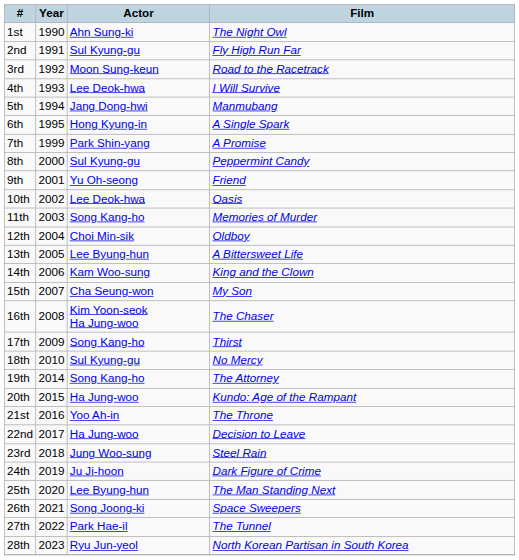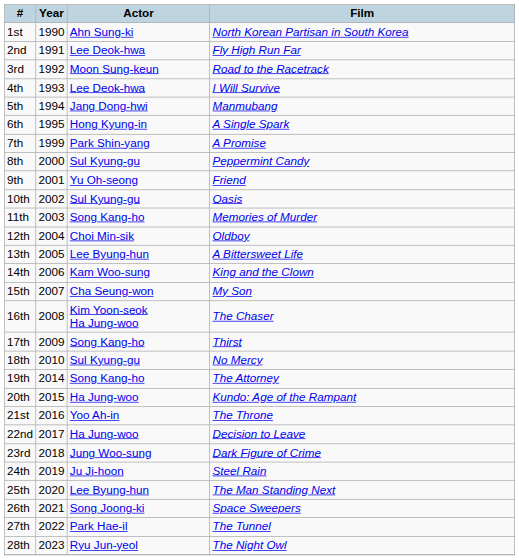(250, 32) The Night Owl -> (311, 32) North Korean Partisan in South Korea
(105, 50) Sul Kyung-gu -> (107, 50) Lee Deok-hwa
(107, 198) Lee Deok-hwa -> (105, 198) Sul Kyung-gu
(239, 452) Steel Rain -> (267, 452) Dark Figure of Crime
(267, 471) Dark Figure of Crime -> (239, 471) Steel Rain
(311, 545) North Korean Partisan in South Korea -> (250, 545) The Night Owl
